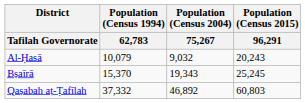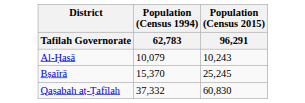- column: (201, 40)
(251, 57) 20,243 -> (217, 57) 10,243
(251, 90) 60,803 -> (217, 90) 60,830
